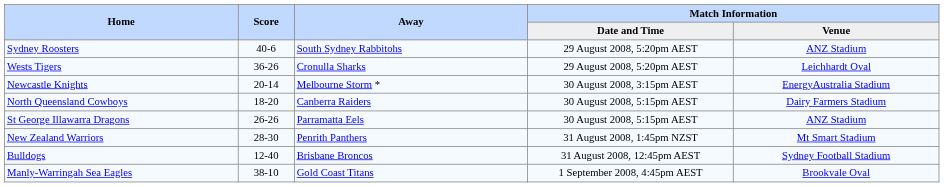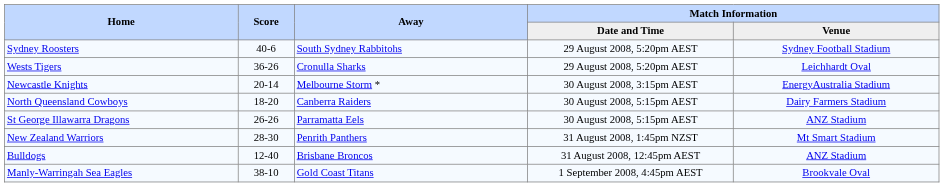(836, 48) ANZ Stadium -> (836, 48) Sydney Football Stadium
(836, 155) Sydney Football Stadium -> (836, 155) ANZ Stadium
